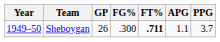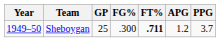(103, 29) 26 -> (103, 29) 25
(182, 29) 1.1 -> (182, 29) 1.2
